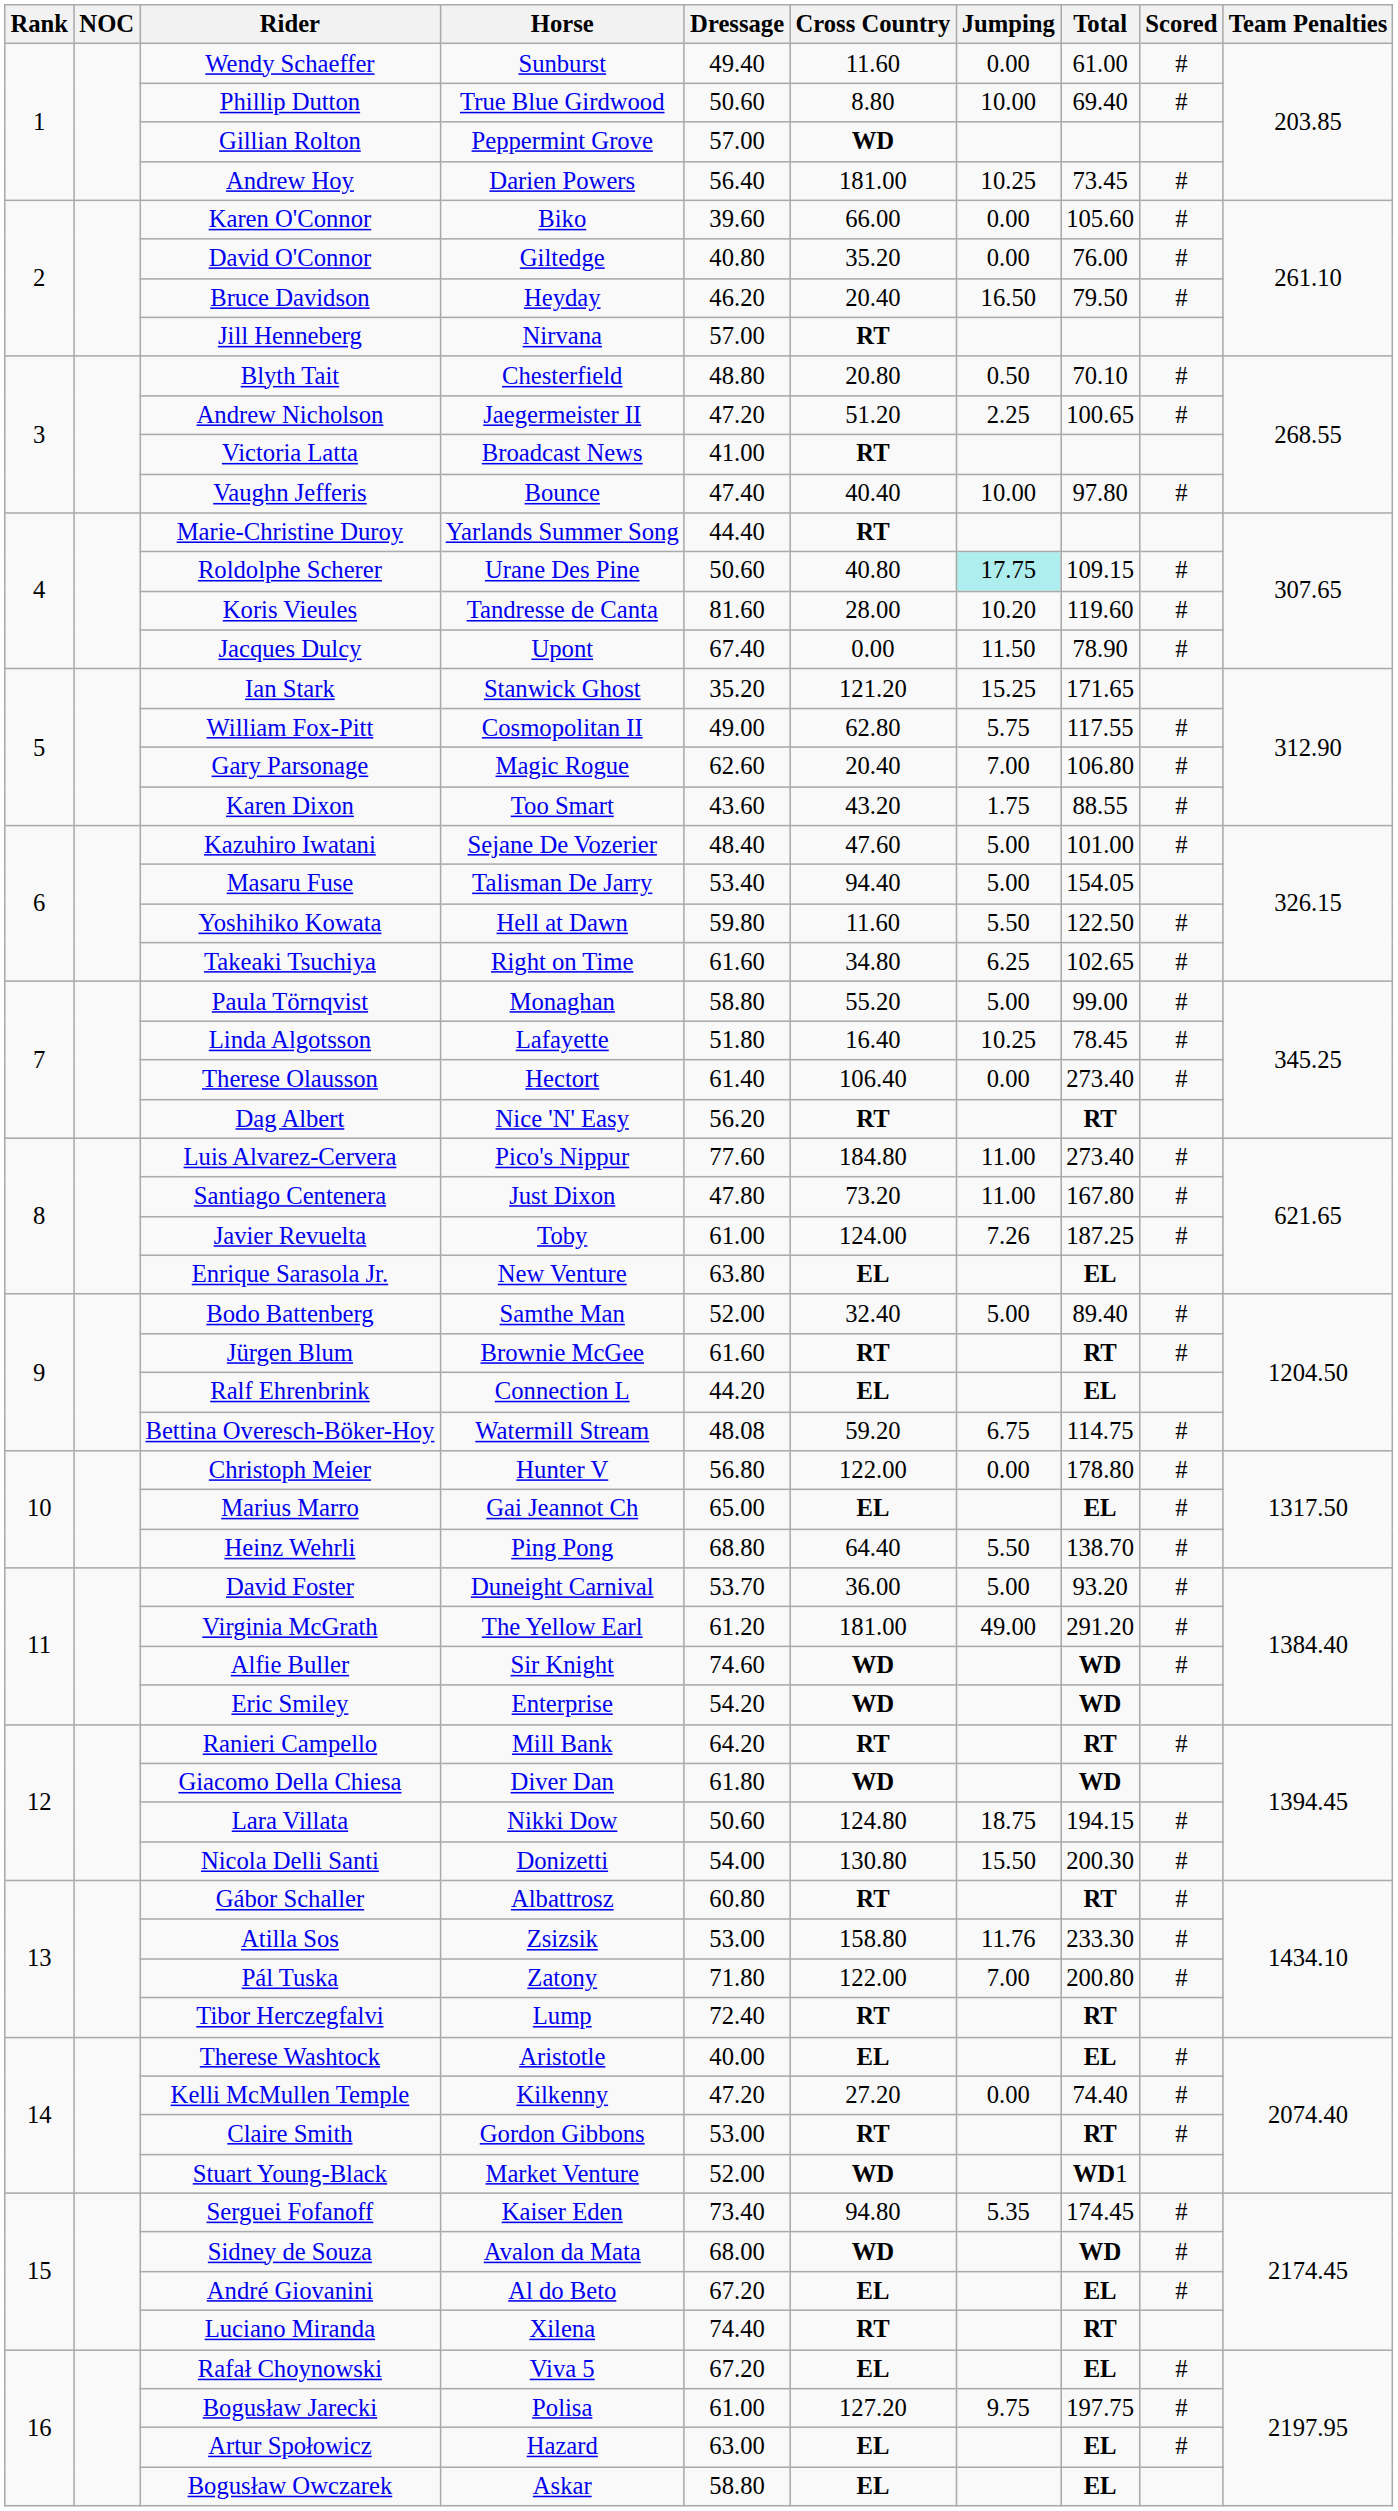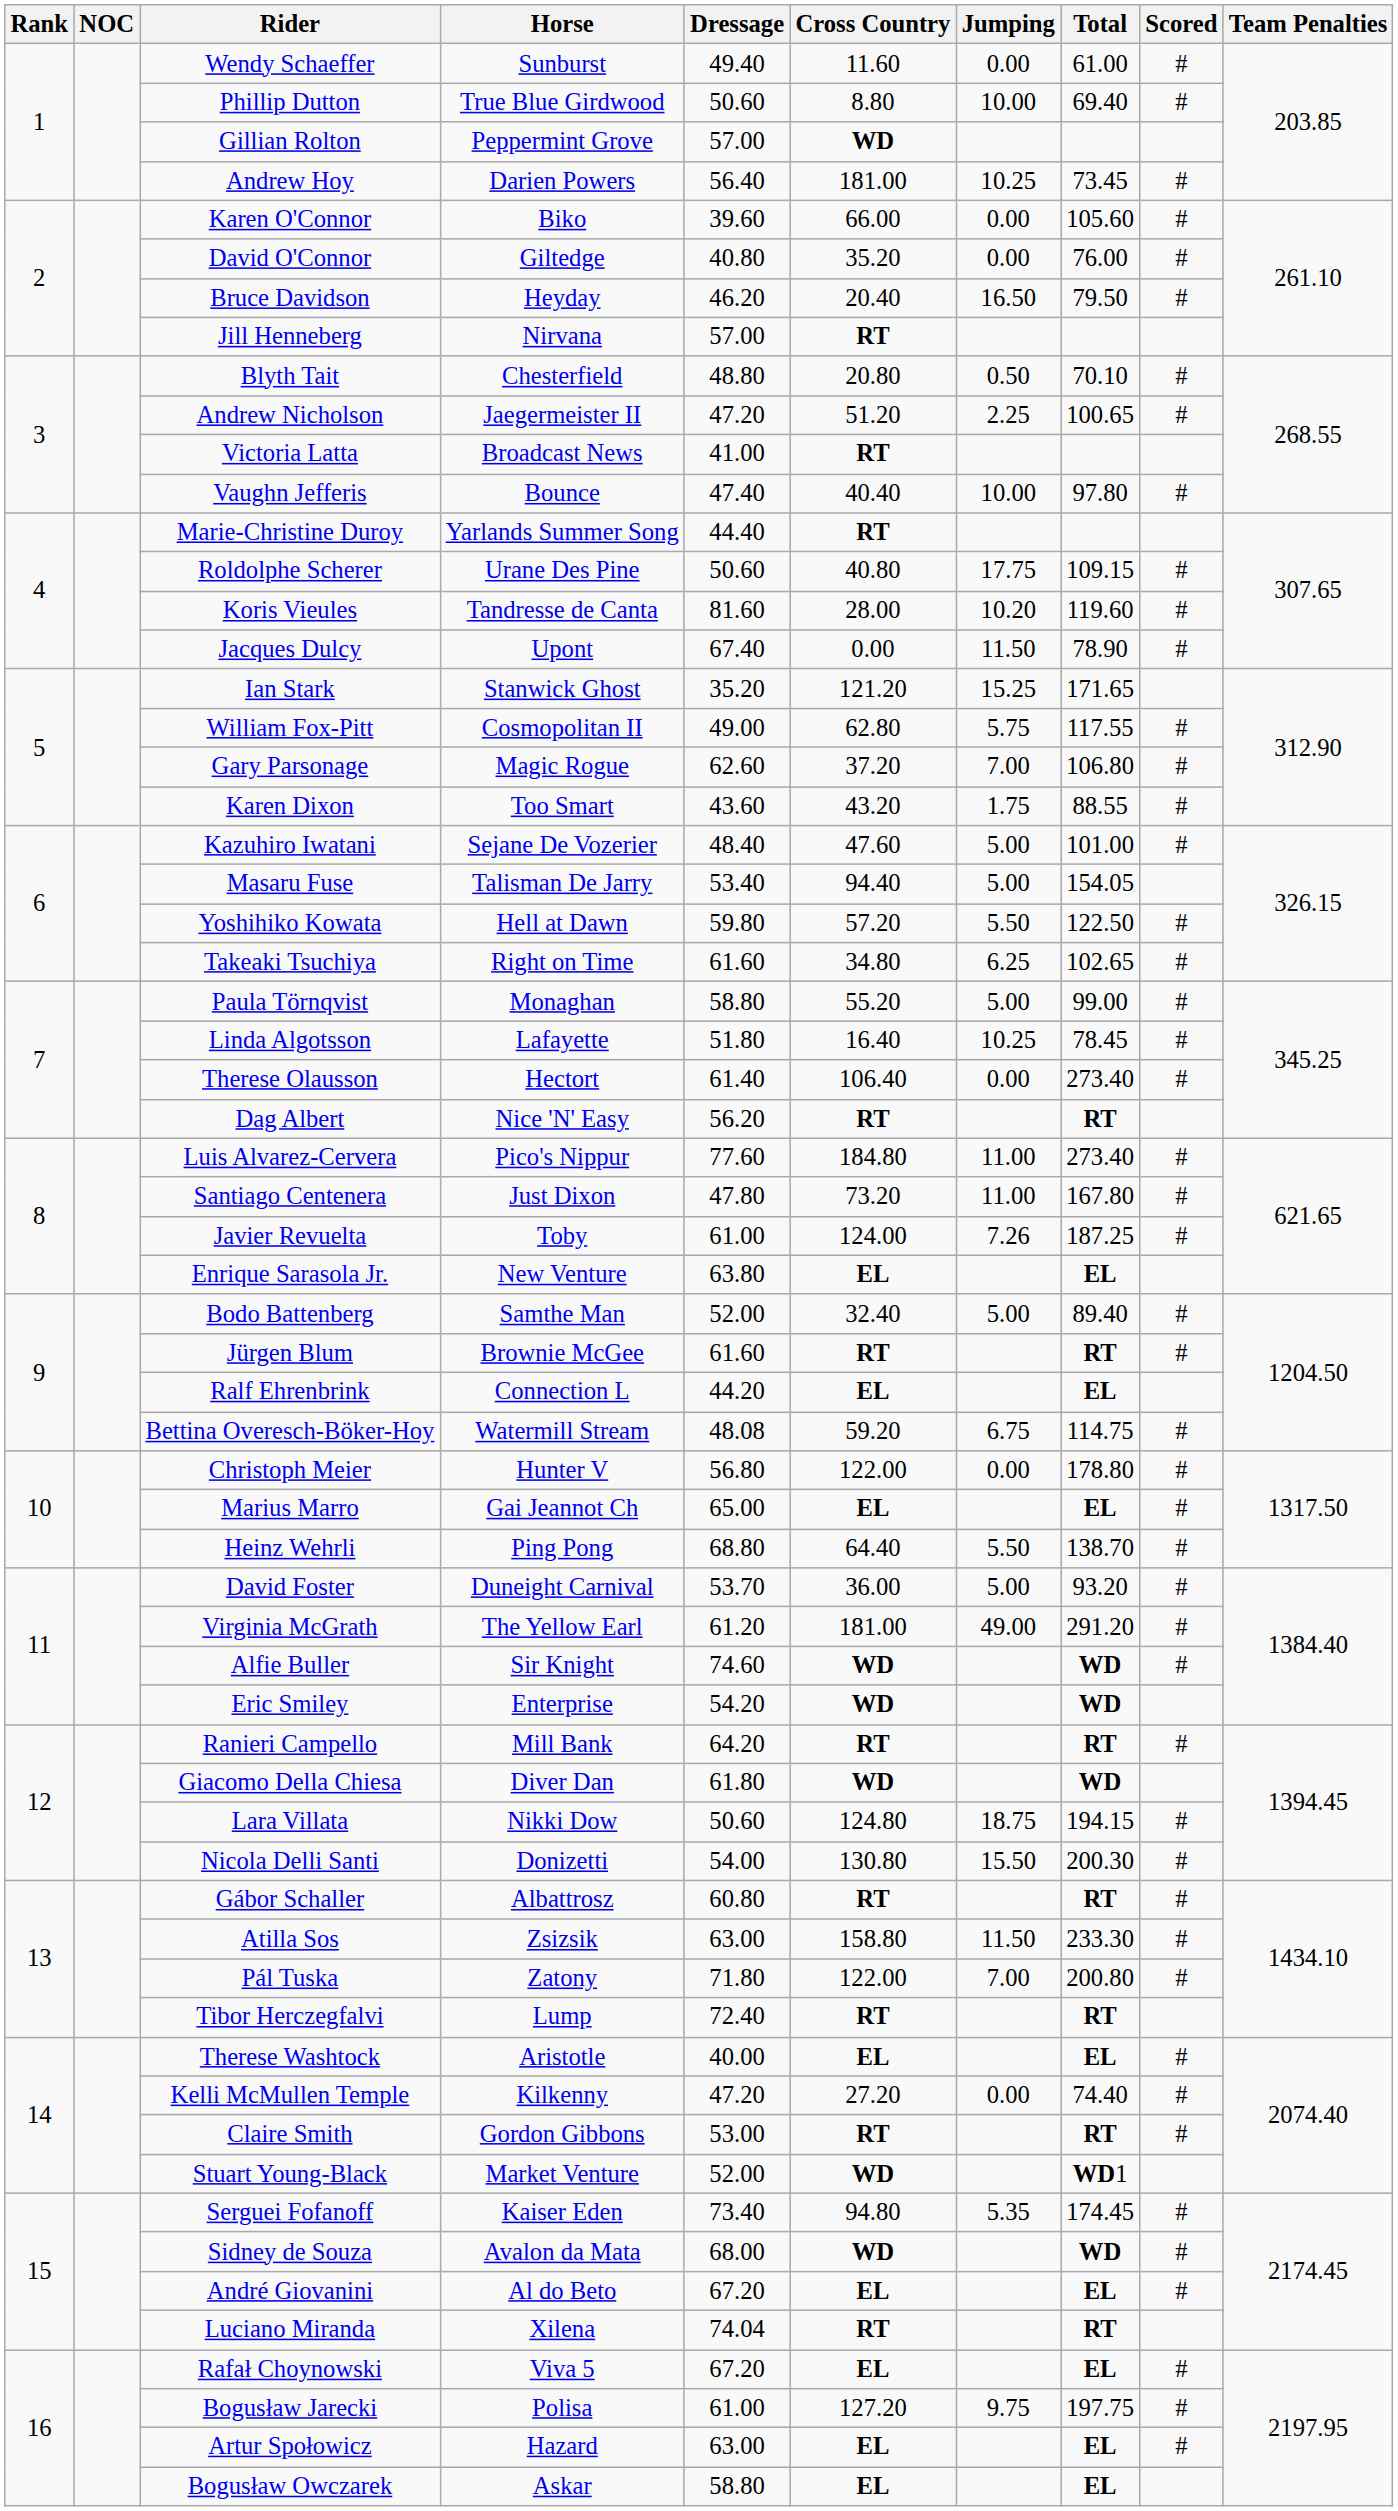(1008, 571) paleturquoise background -> (1008, 571) no background
(873, 766) 20.40 -> (873, 766) 37.20
(873, 922) 11.60 -> (873, 922) 57.20
(737, 1938) 53.00 -> (737, 1938) 63.00
(1008, 1938) 11.76 -> (1008, 1938) 11.50
(737, 2329) 74.40 -> (737, 2329) 74.04
